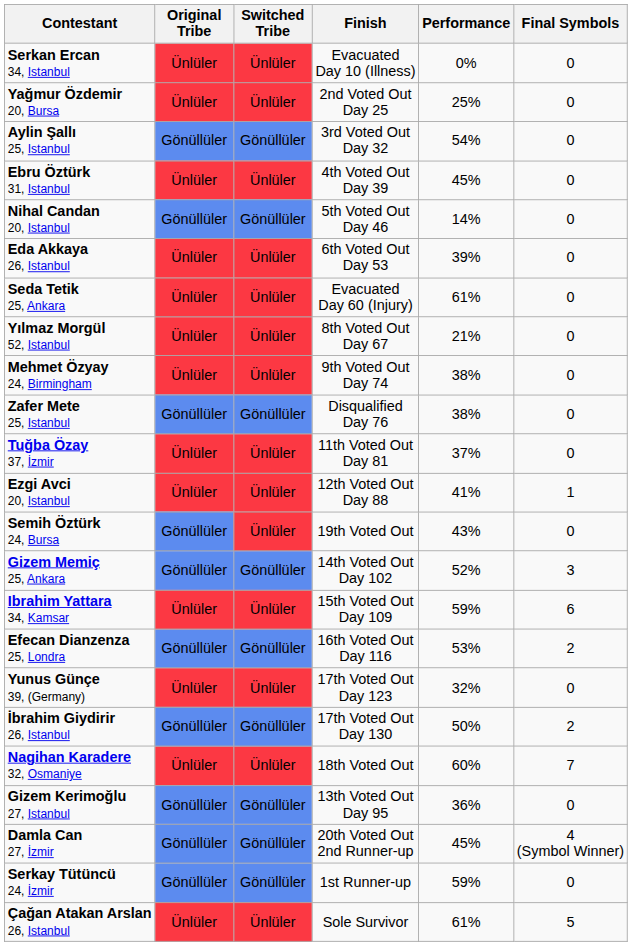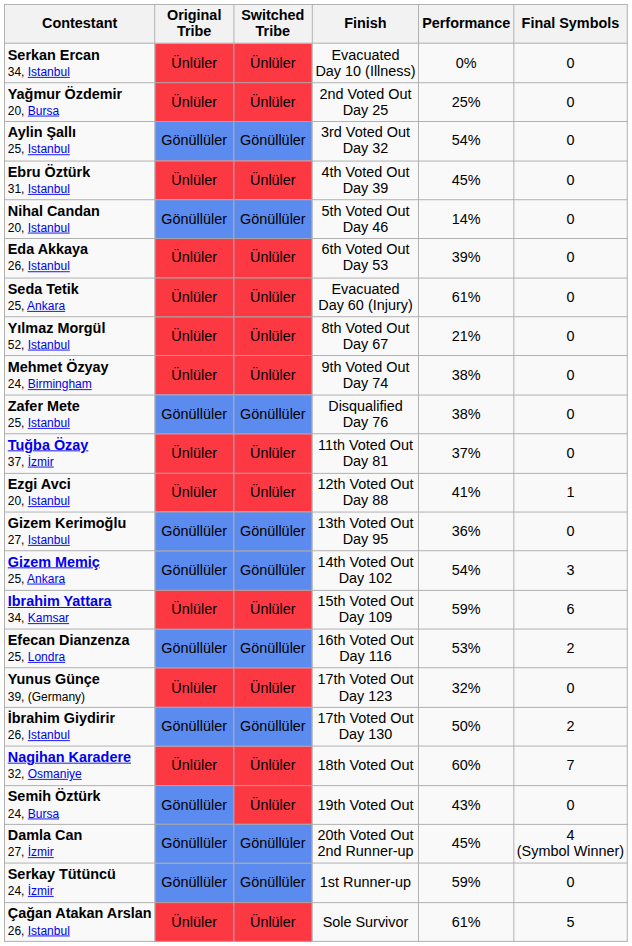rows swapped: (67, 804) <-> (54, 531)
(466, 570) 52% -> (466, 570) 54%
